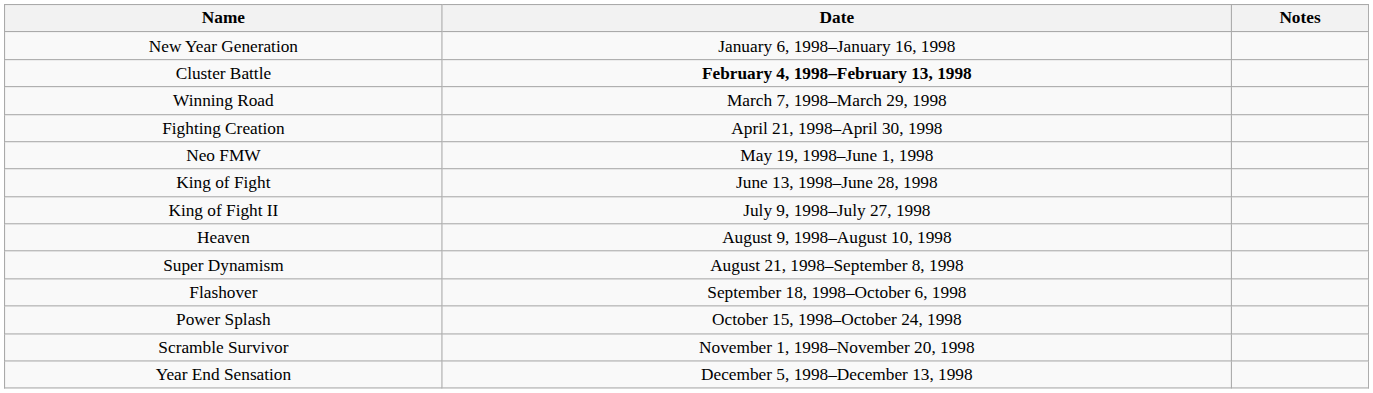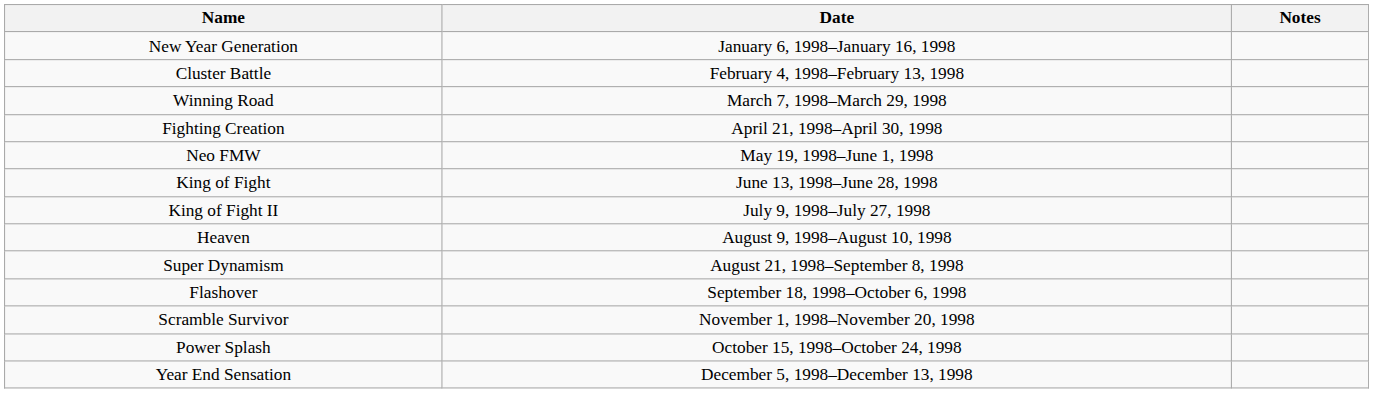(837, 73) bold -> (837, 73) normal
rows swapped: (223, 319) <-> (223, 347)
